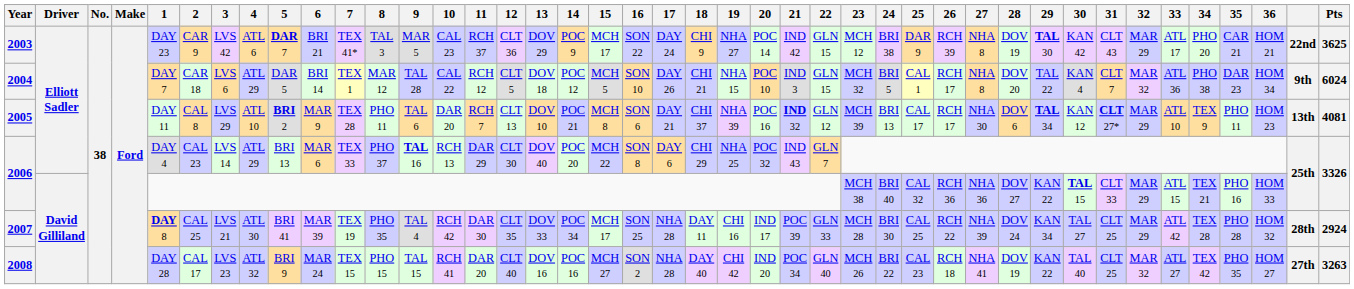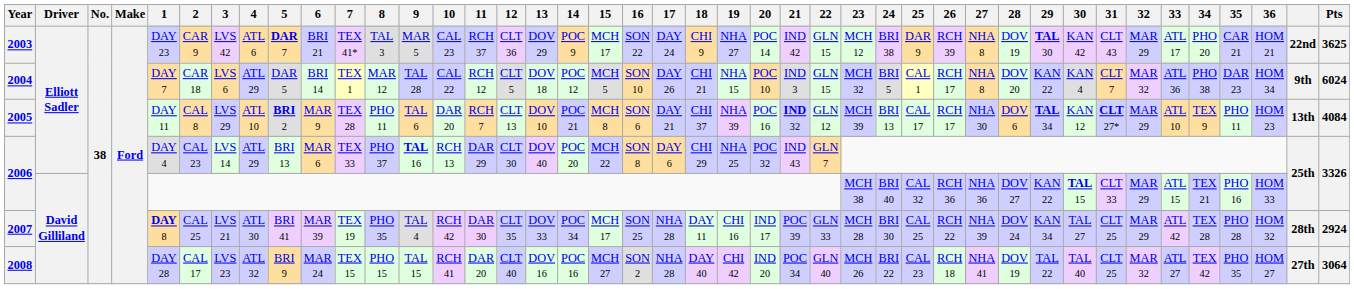(1047, 80) TAL 22 -> (1047, 80) KAN 22
(1334, 118) 4081 -> (1334, 118) 4084
(1047, 264) KAN 22 -> (1047, 264) TAL 22
(1334, 265) 3263 -> (1334, 265) 3064
